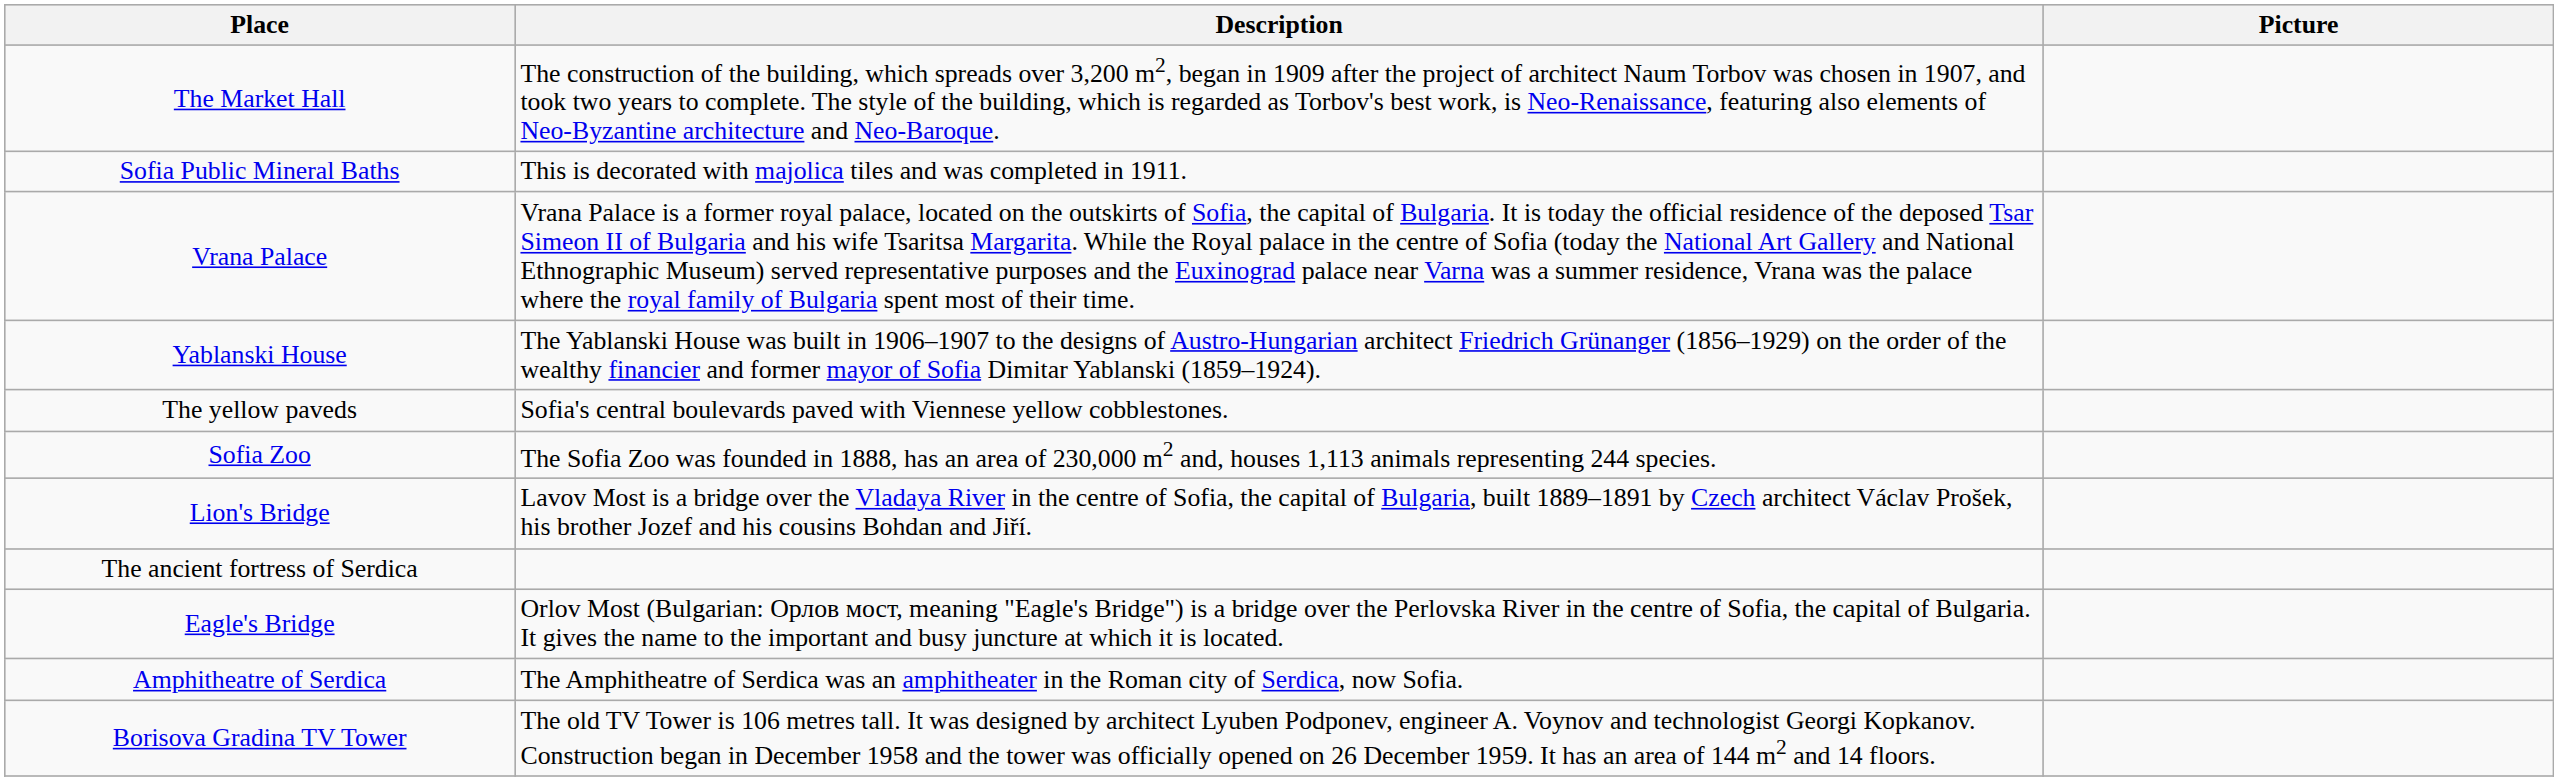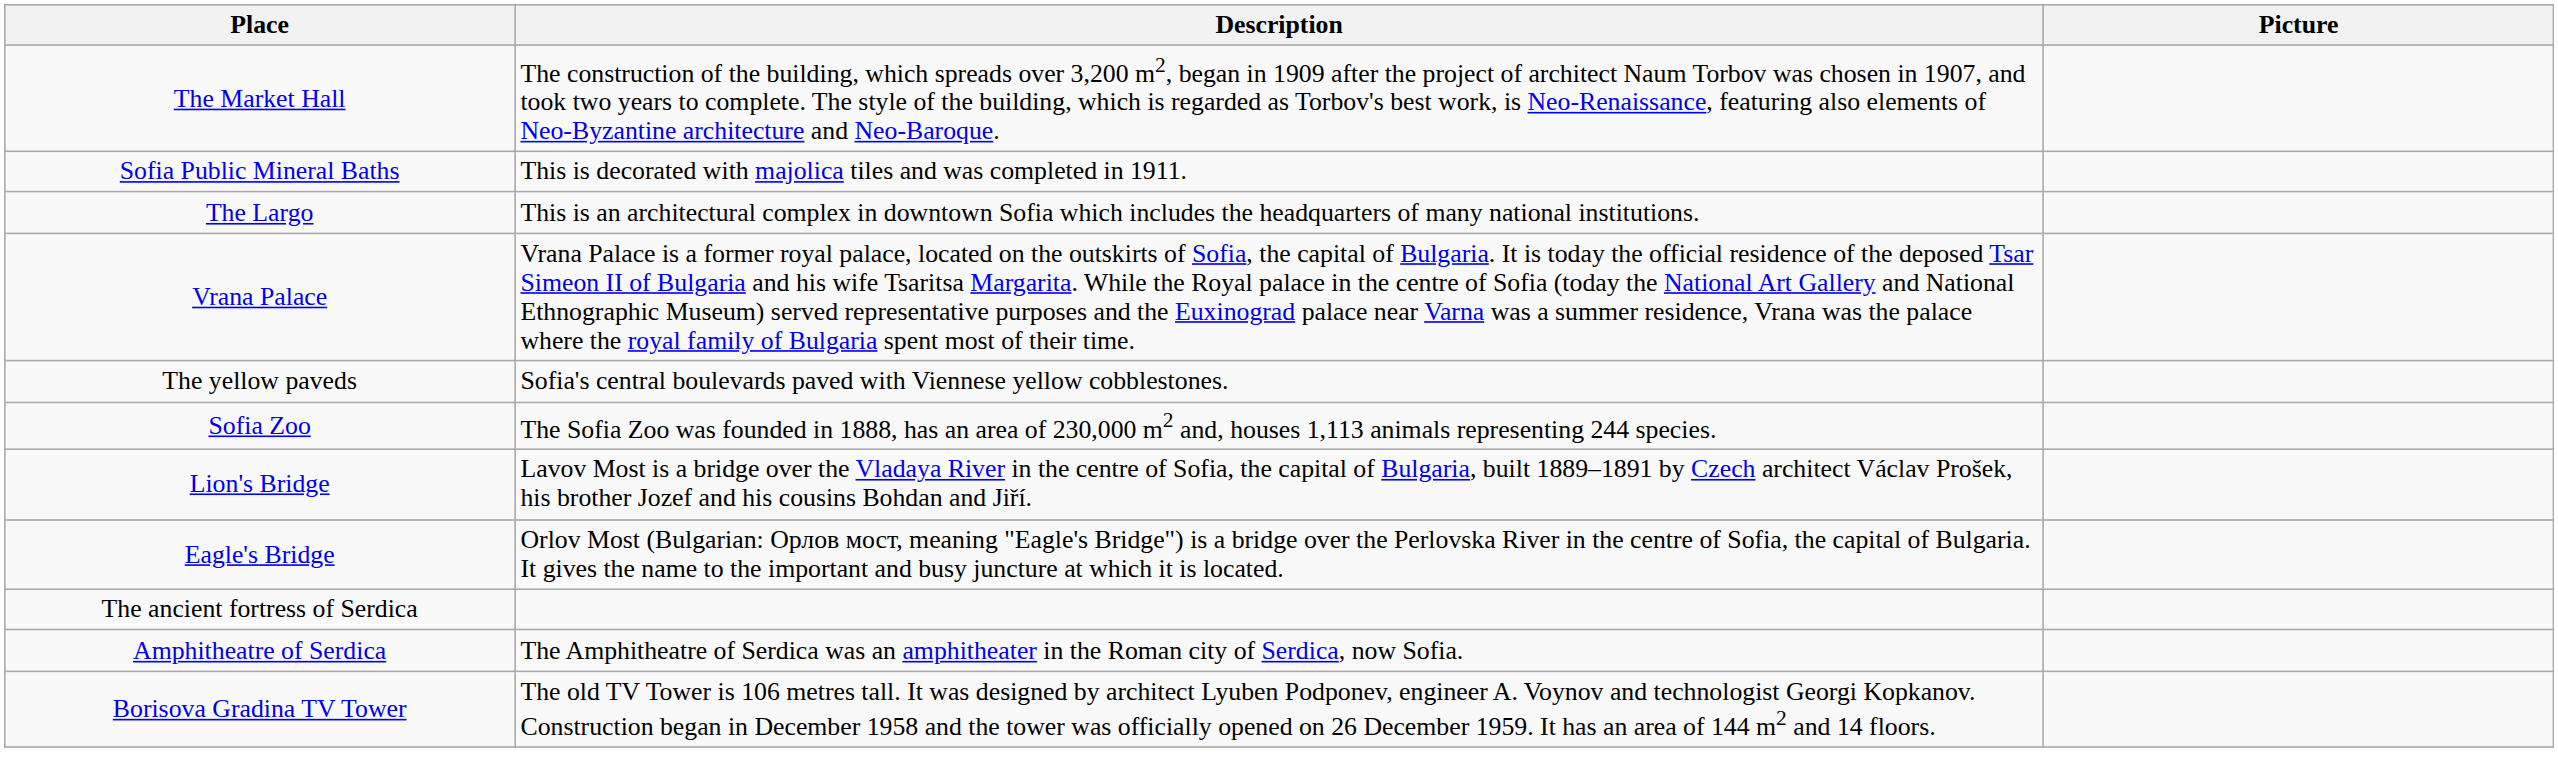+ row: (260, 212)
- row: (260, 354)
rows swapped: (260, 623) <-> (260, 568)
